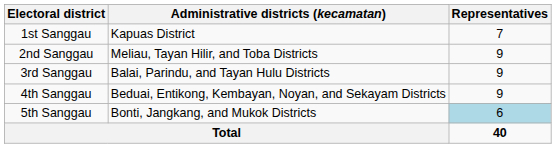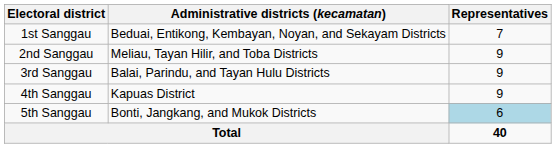(153, 34) Kapuas District -> (278, 34) Beduai, Entikong, Kembayan, Noyan, and Sekayam Districts
(278, 93) Beduai, Entikong, Kembayan, Noyan, and Sekayam Districts -> (153, 93) Kapuas District
